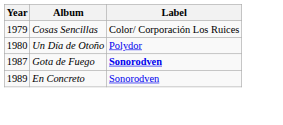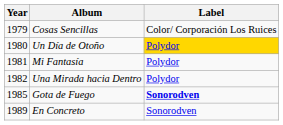(126, 45) no background -> (163, 45) gold background
+ row: (58, 62)
+ row: (87, 78)
(17, 62) 1987 -> (17, 95) 1985
